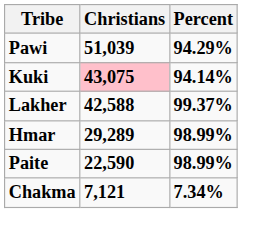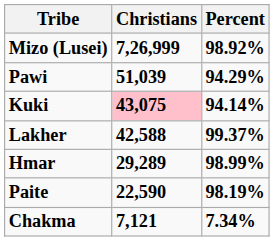+ row: (58, 47)
(203, 163) 98.99% -> (235, 192) 98.19%
